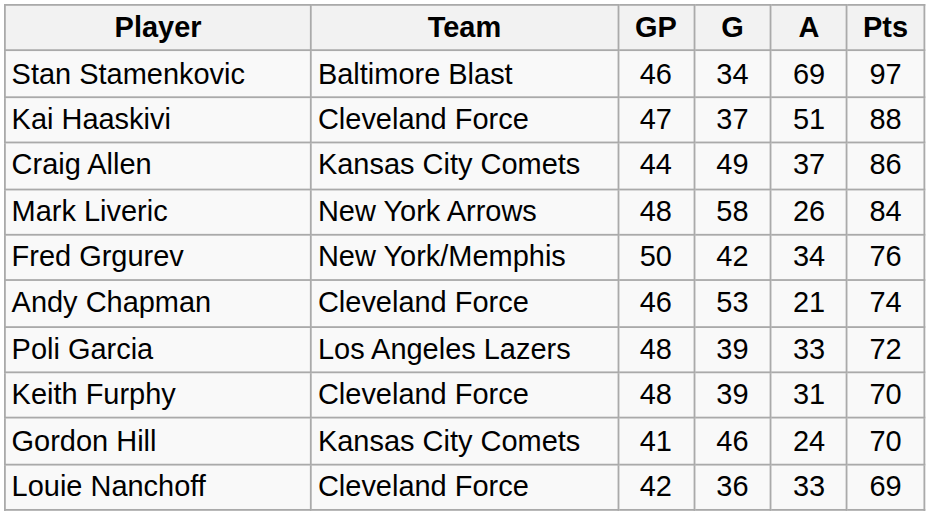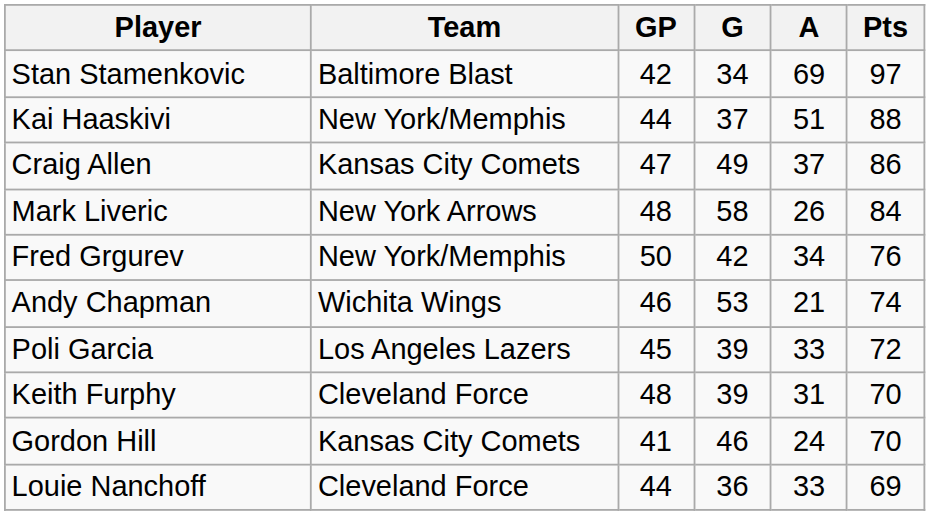(656, 73) 46 -> (656, 73) 42
(423, 119) Cleveland Force -> (442, 119) New York/Memphis
(656, 119) 47 -> (656, 119) 44
(656, 165) 44 -> (656, 165) 47
(423, 303) Cleveland Force -> (410, 303) Wichita Wings
(656, 348) 48 -> (656, 348) 45
(656, 486) 42 -> (656, 486) 44
